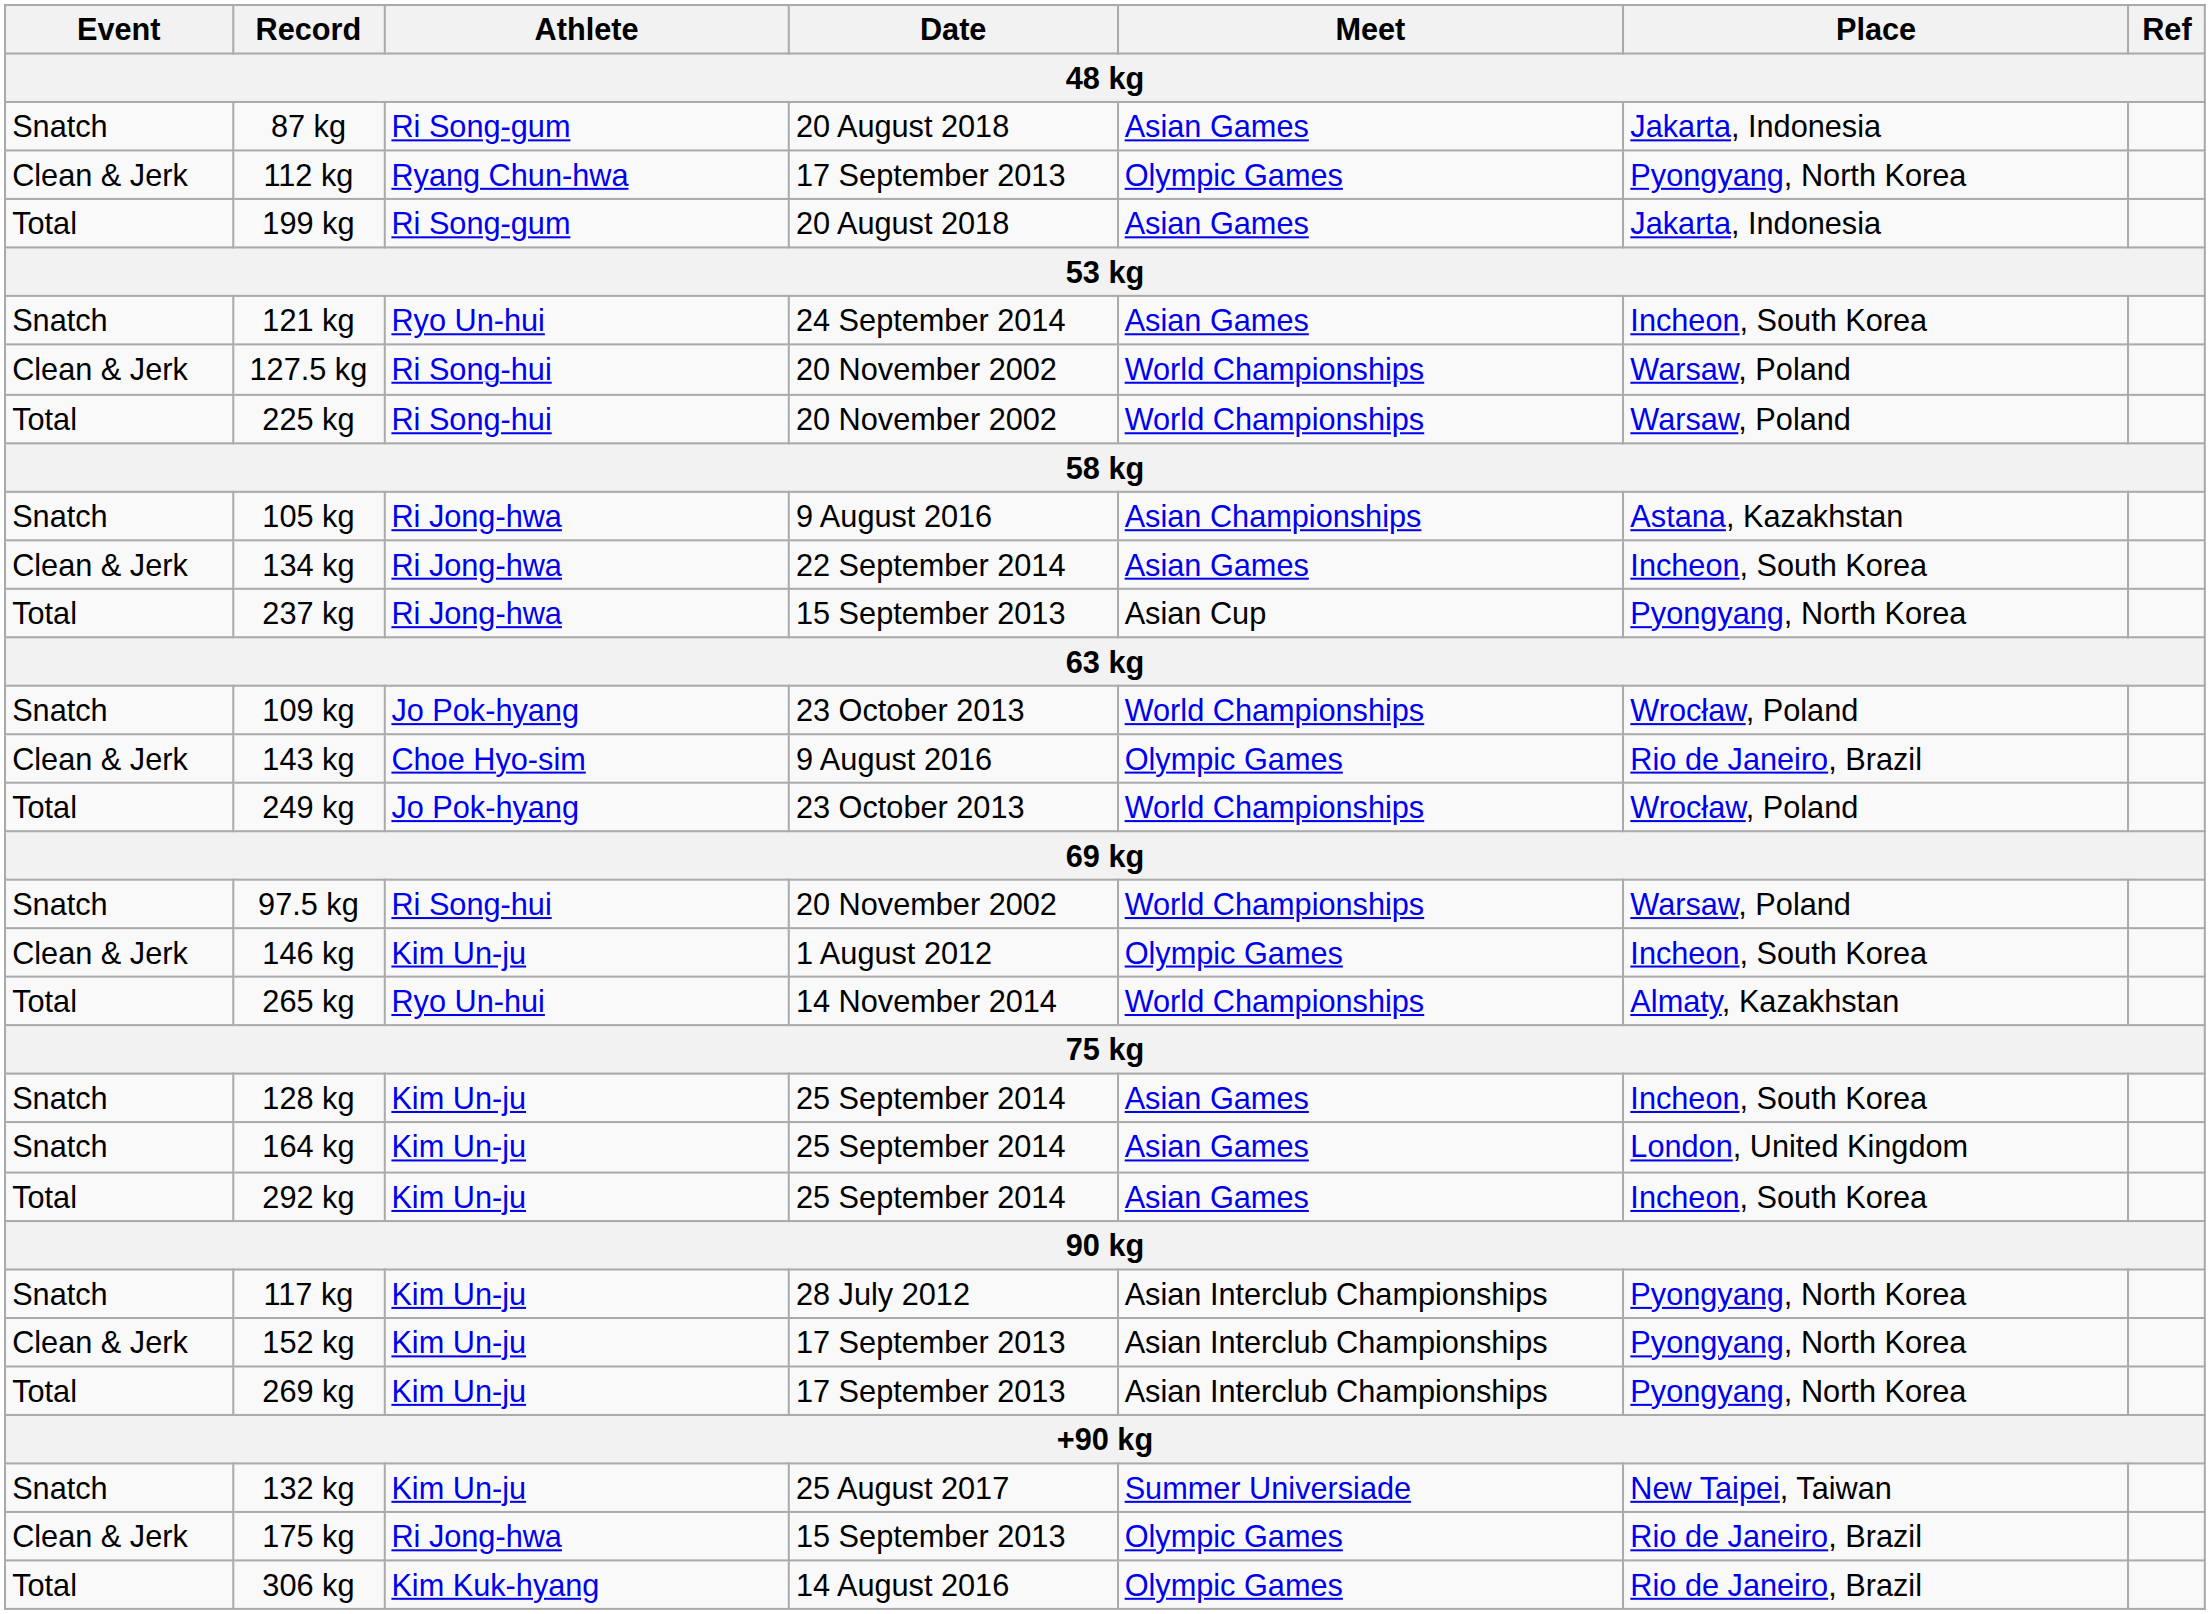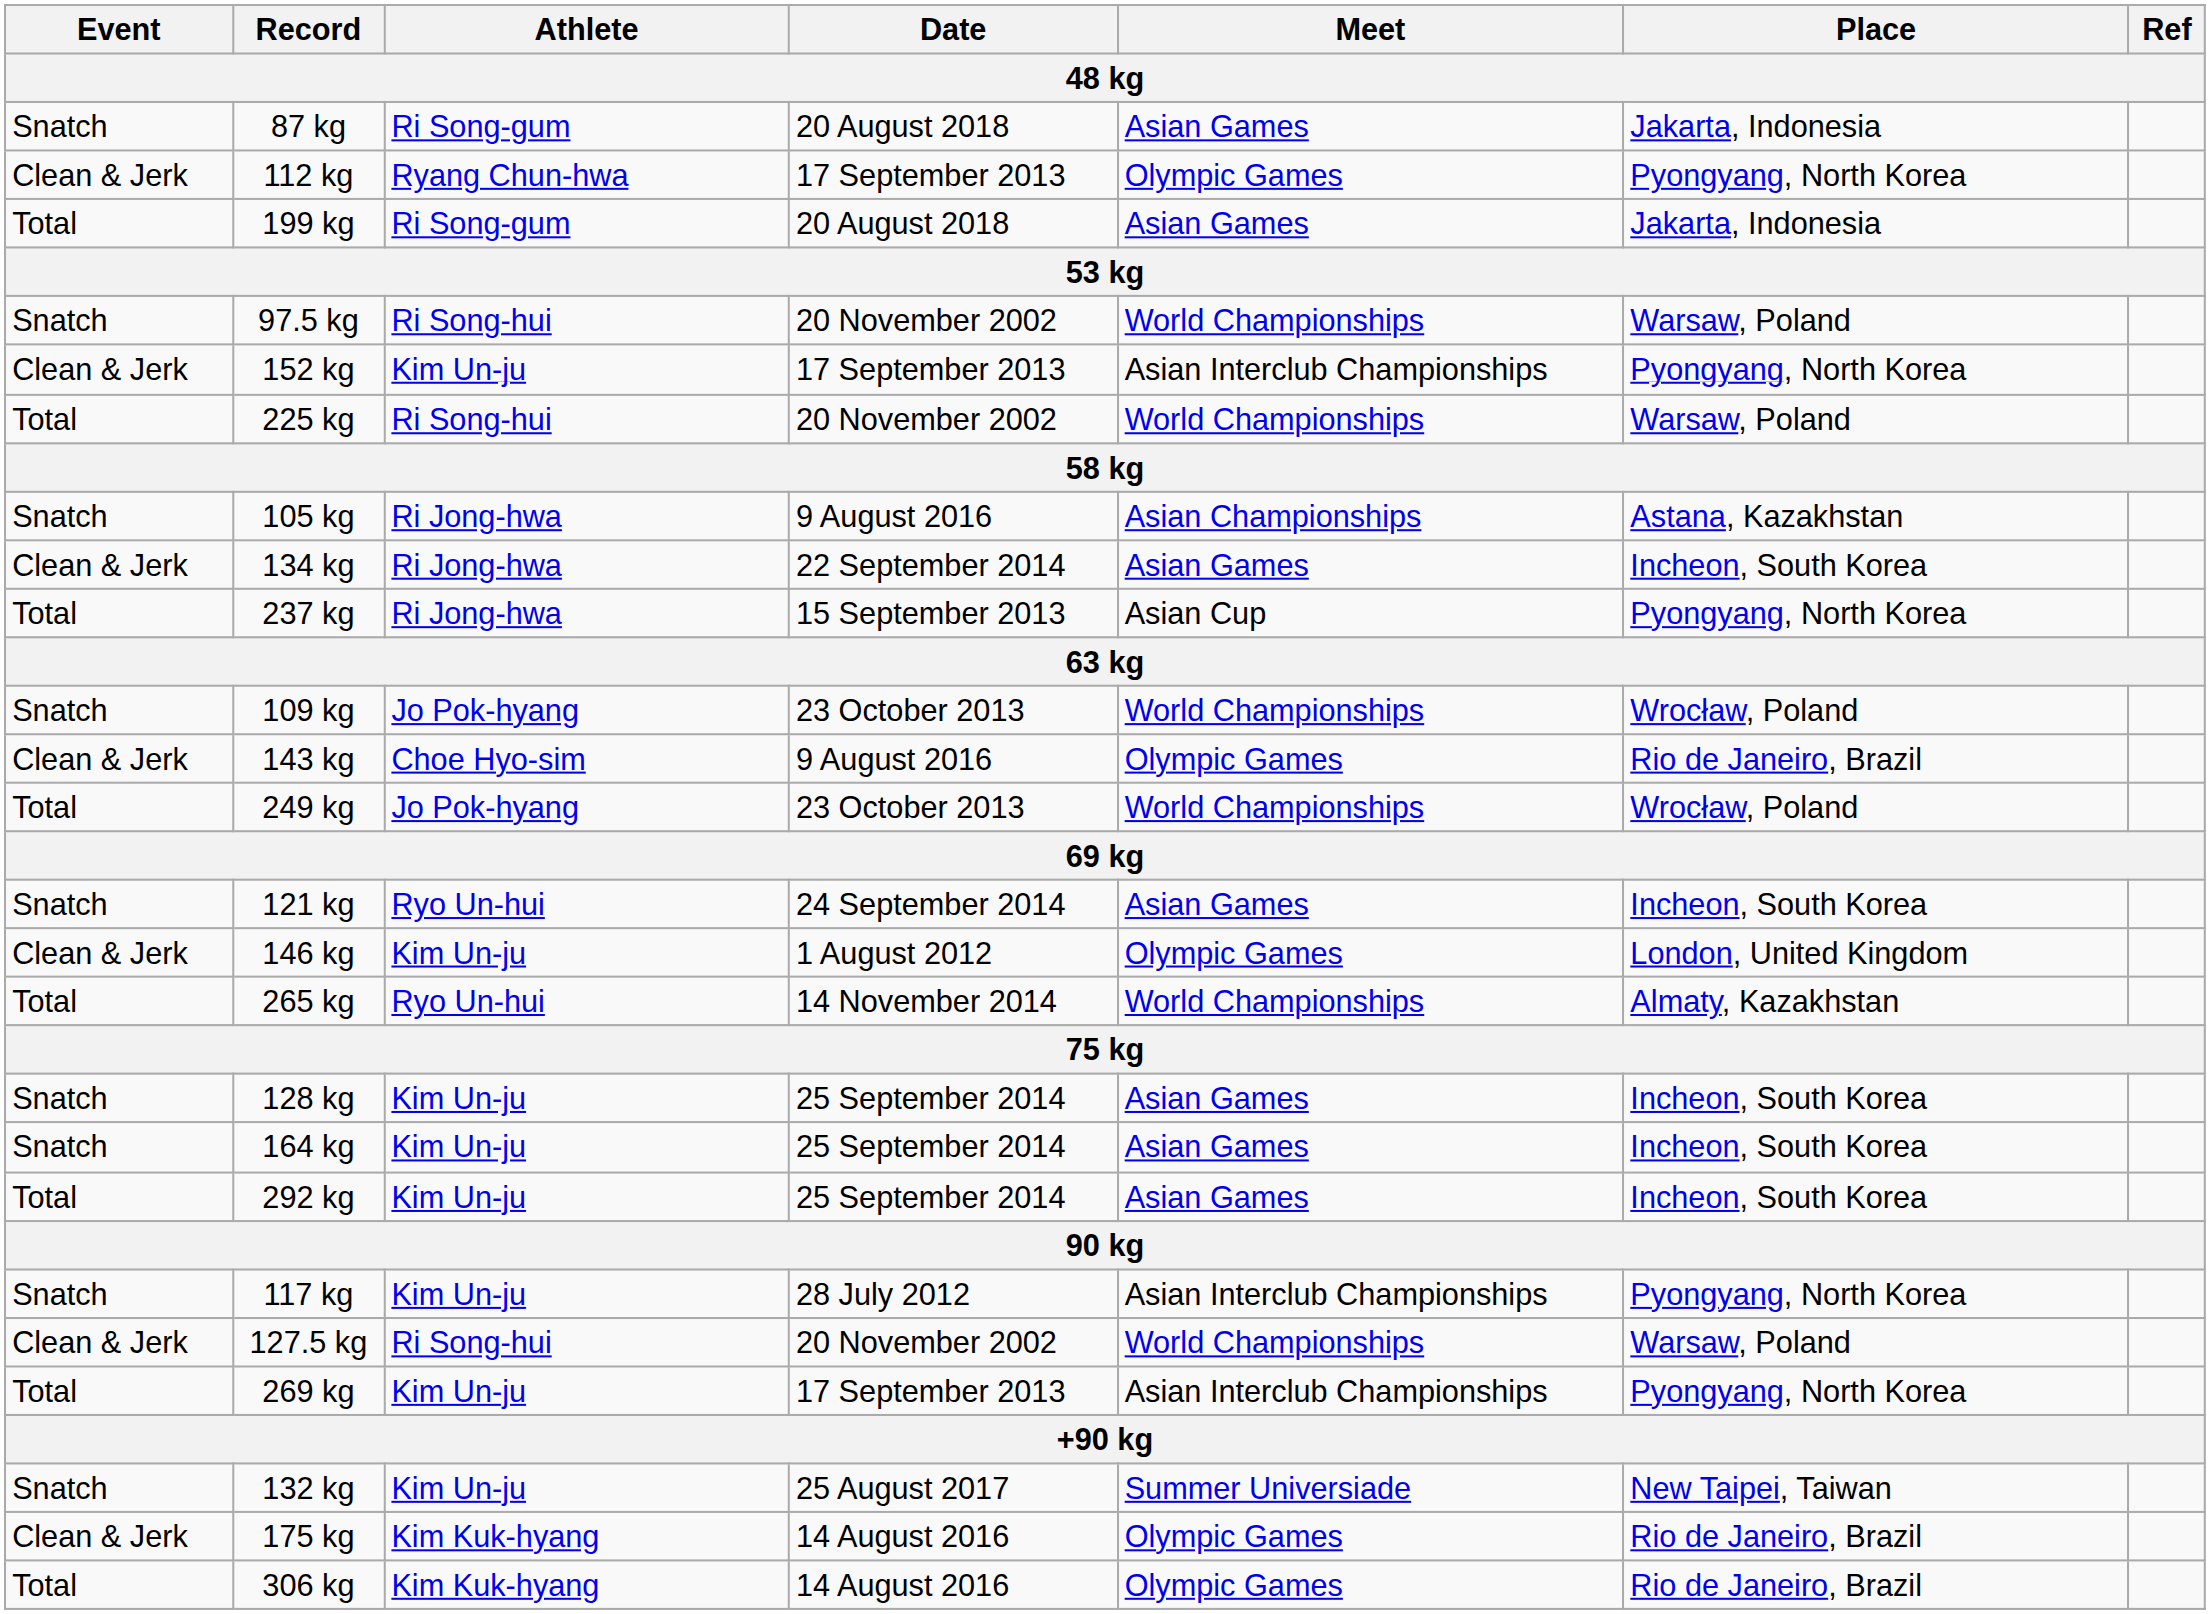rows swapped: (308, 904) <-> (308, 321)
rows swapped: (308, 370) <-> (308, 1342)
(1779, 953) Incheon, South Korea -> (1799, 953) London, United Kingdom
(1799, 1147) London, United Kingdom -> (1779, 1147) Incheon, South Korea
(477, 1536) Ri Jong-hwa -> (495, 1536) Kim Kuk-hyang
(931, 1536) 15 September 2013 -> (903, 1536) 14 August 2016
